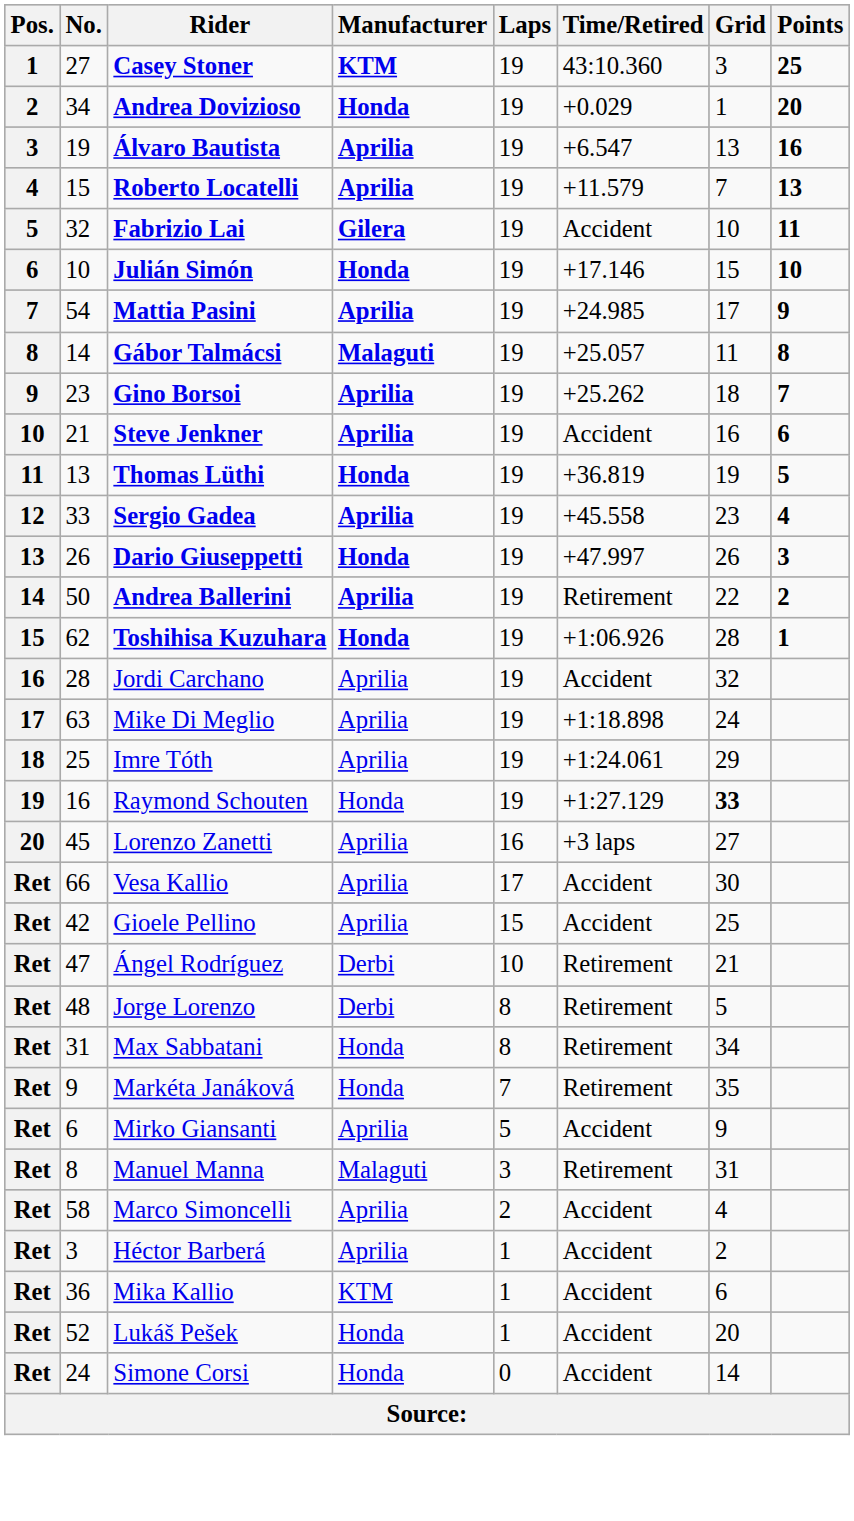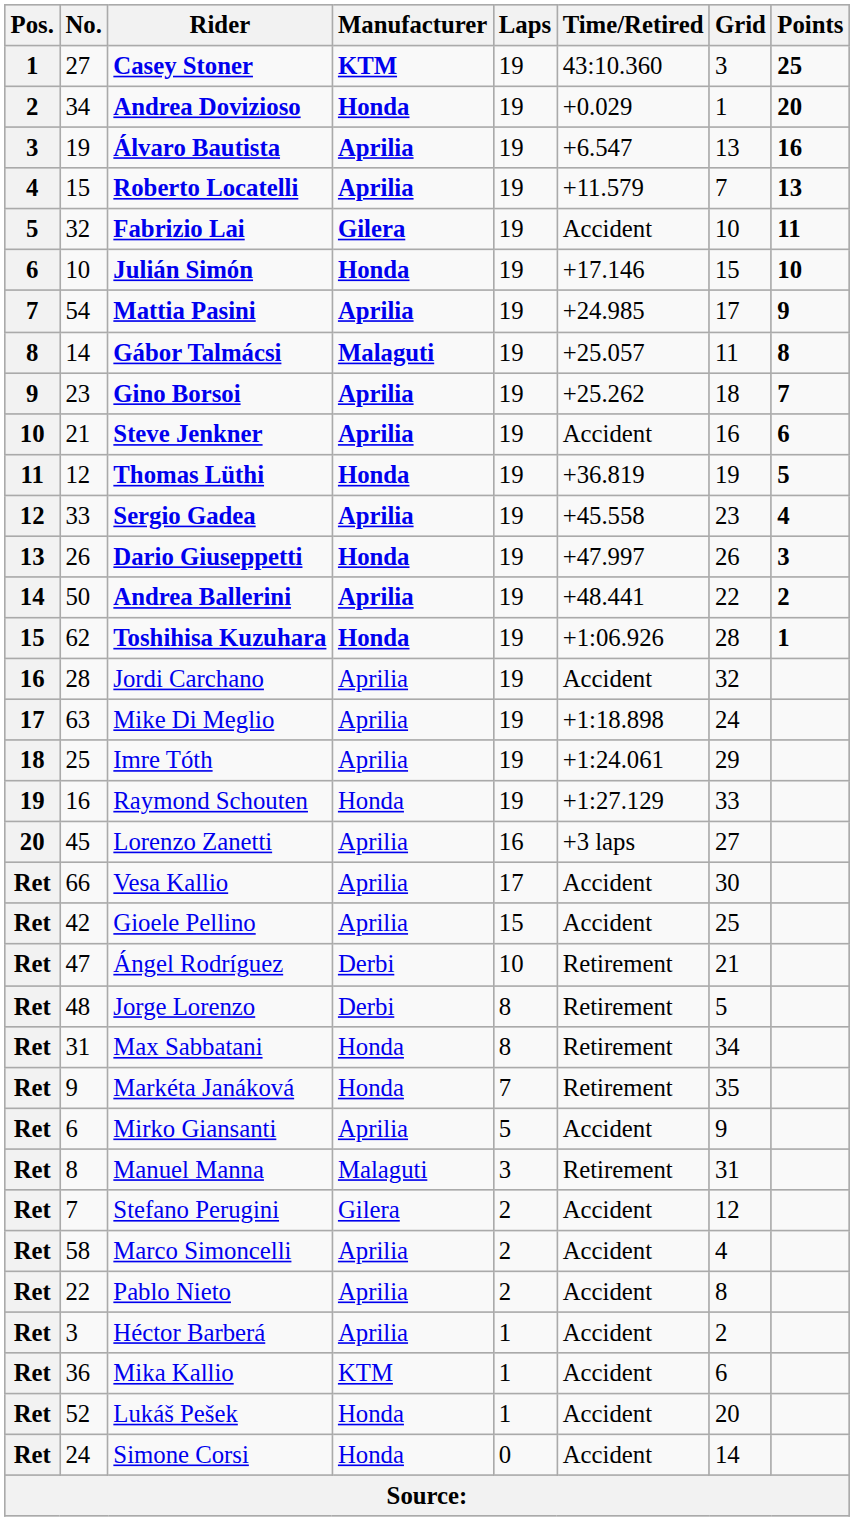(78, 474) 13 -> (78, 474) 12
(618, 597) Retirement -> (604, 597) +48.441
(727, 801) bold -> (727, 801) normal
+ row: (196, 1209)
+ row: (172, 1291)
